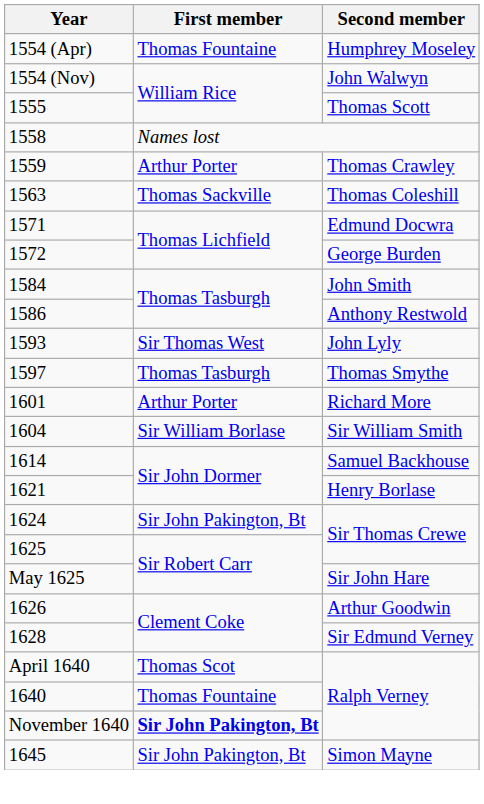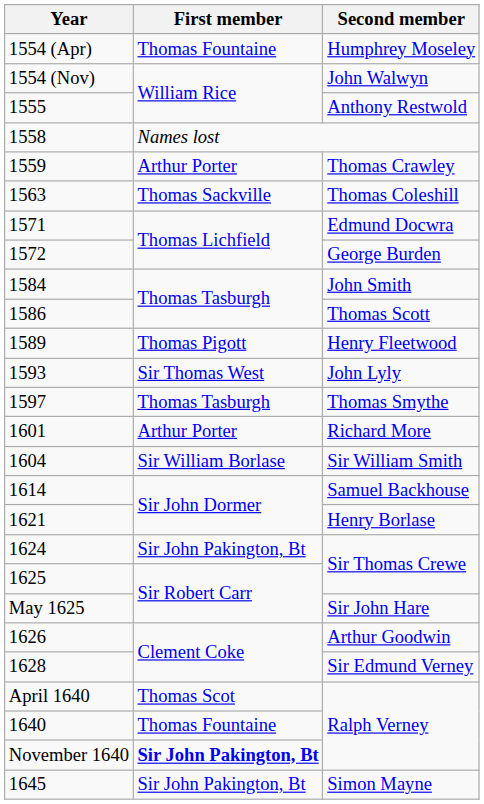(379, 107) Thomas Scott -> (397, 107) Anthony Restwold
(397, 313) Anthony Restwold -> (379, 313) Thomas Scott
+ row: (27, 343)
